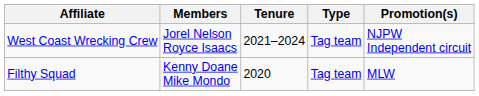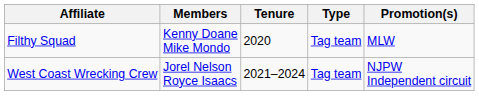rows swapped: (41, 74) <-> (82, 40)
